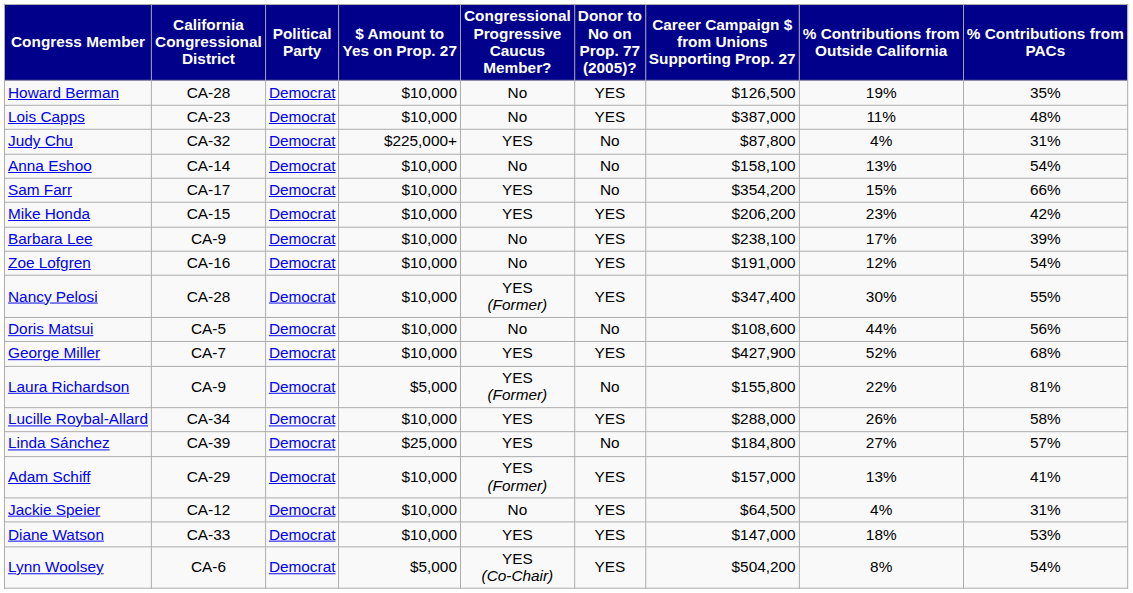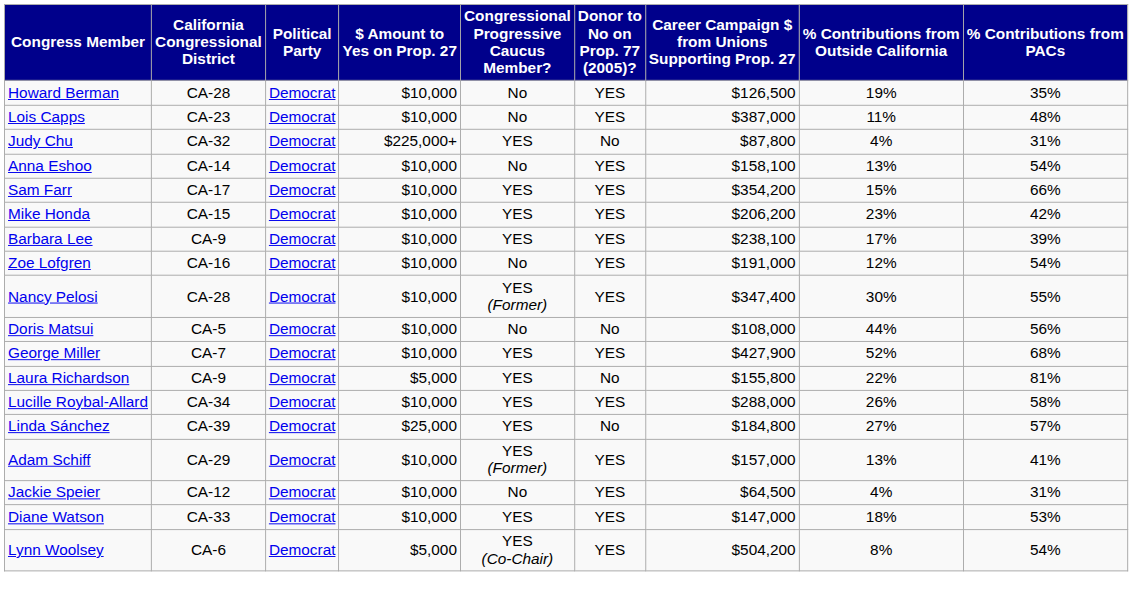(610, 165) No -> (610, 165) YES
(610, 190) No -> (610, 190) YES
(517, 239) No -> (517, 239) YES
(764, 329) $108,600 -> (764, 329) $108,000
(517, 386) YES (Former) -> (517, 378) YES
